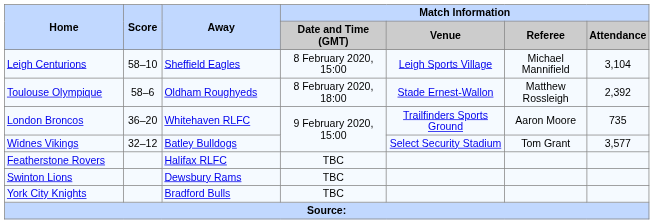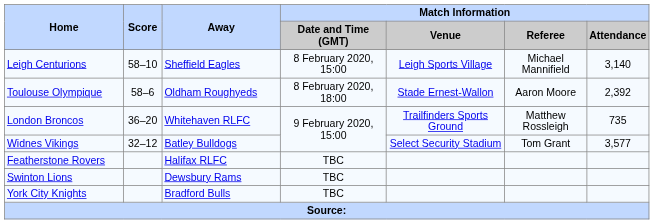(618, 64) 3,104 -> (618, 64) 3,140
(546, 92) Matthew Rossleigh -> (546, 92) Aaron Moore
(546, 121) Aaron Moore -> (546, 121) Matthew Rossleigh
